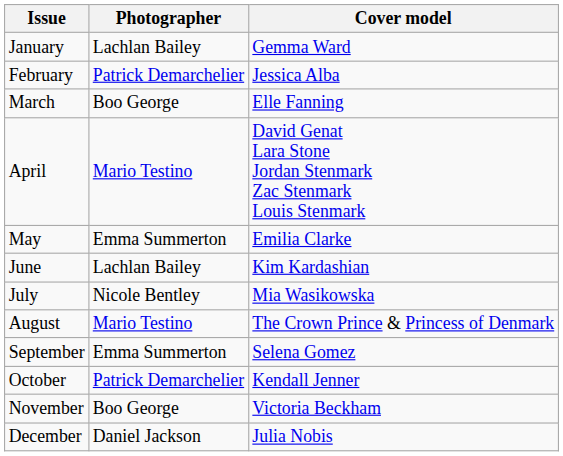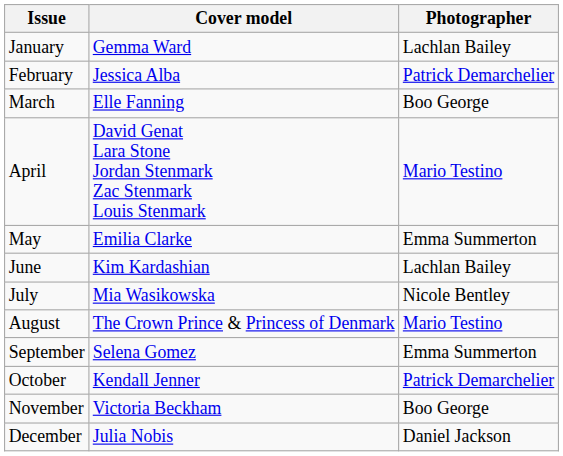columns swapped: (403, 18) <-> (168, 18)
